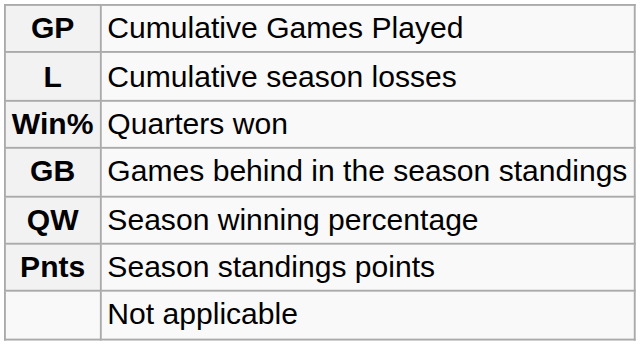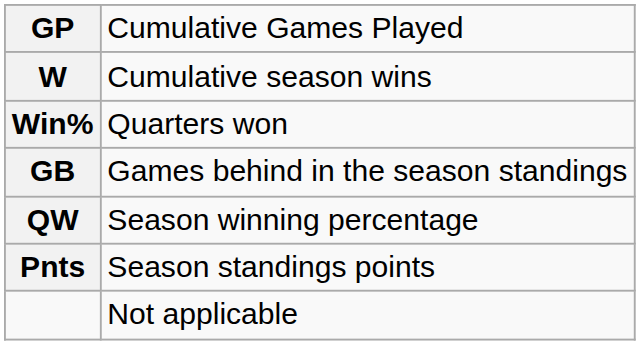+ row: (53, 76)
- row: (53, 76)
